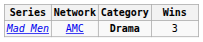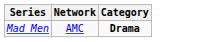- column: (175, 13)
